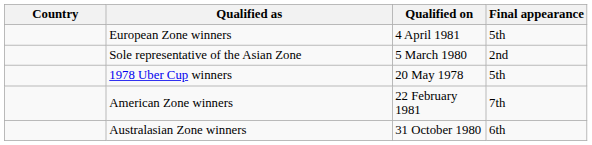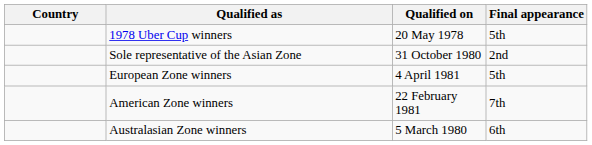rows swapped: (171, 75) <-> (170, 34)
(431, 55) 5 March 1980 -> (438, 55) 31 October 1980
(438, 130) 31 October 1980 -> (431, 130) 5 March 1980
